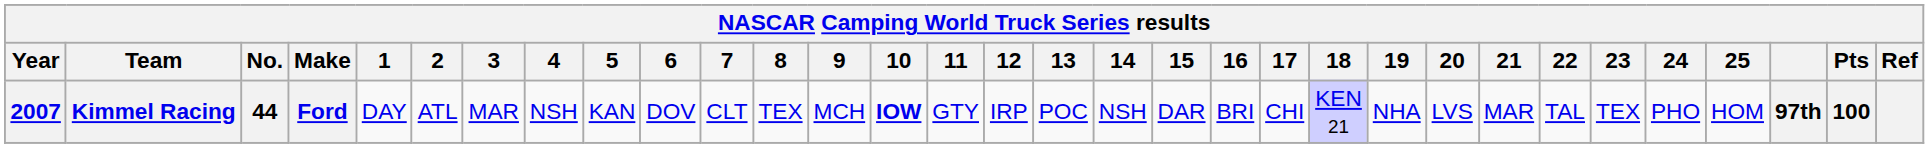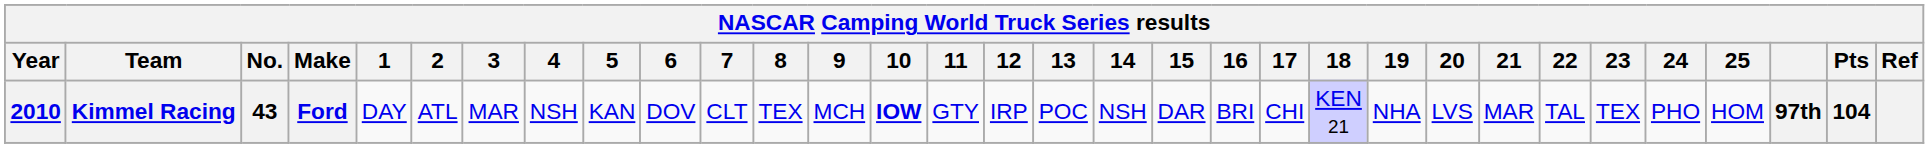(36, 112) 2007 -> (36, 112) 2010
(265, 112) 44 -> (265, 112) 43
(1851, 112) 100 -> (1851, 112) 104
